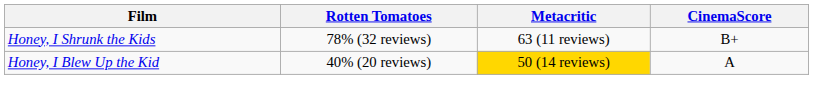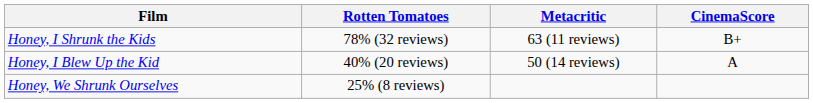(564, 62) gold background -> (573, 62) no background
+ row: (93, 86)
